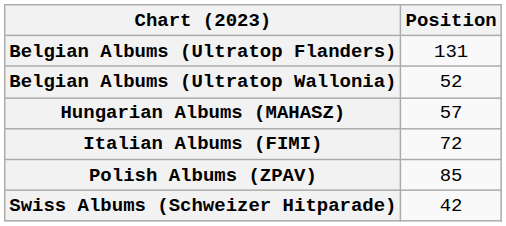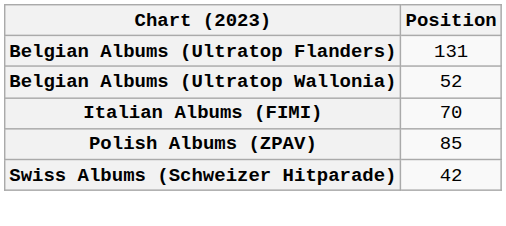- row: (203, 113)
(451, 144) 72 -> (451, 113) 70
